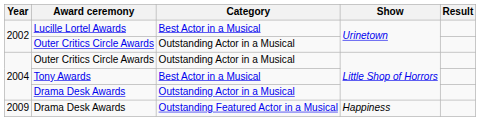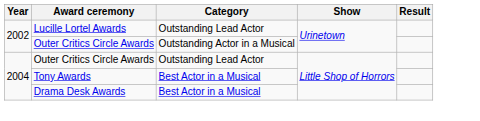(210, 28) Best Actor in a Musical -> (211, 28) Outstanding Lead Actor
(227, 60) Outstanding Actor in a Musical -> (211, 60) Outstanding Lead Actor
(227, 92) Outstanding Actor in a Musical -> (210, 92) Best Actor in a Musical
- row: (18, 108)
